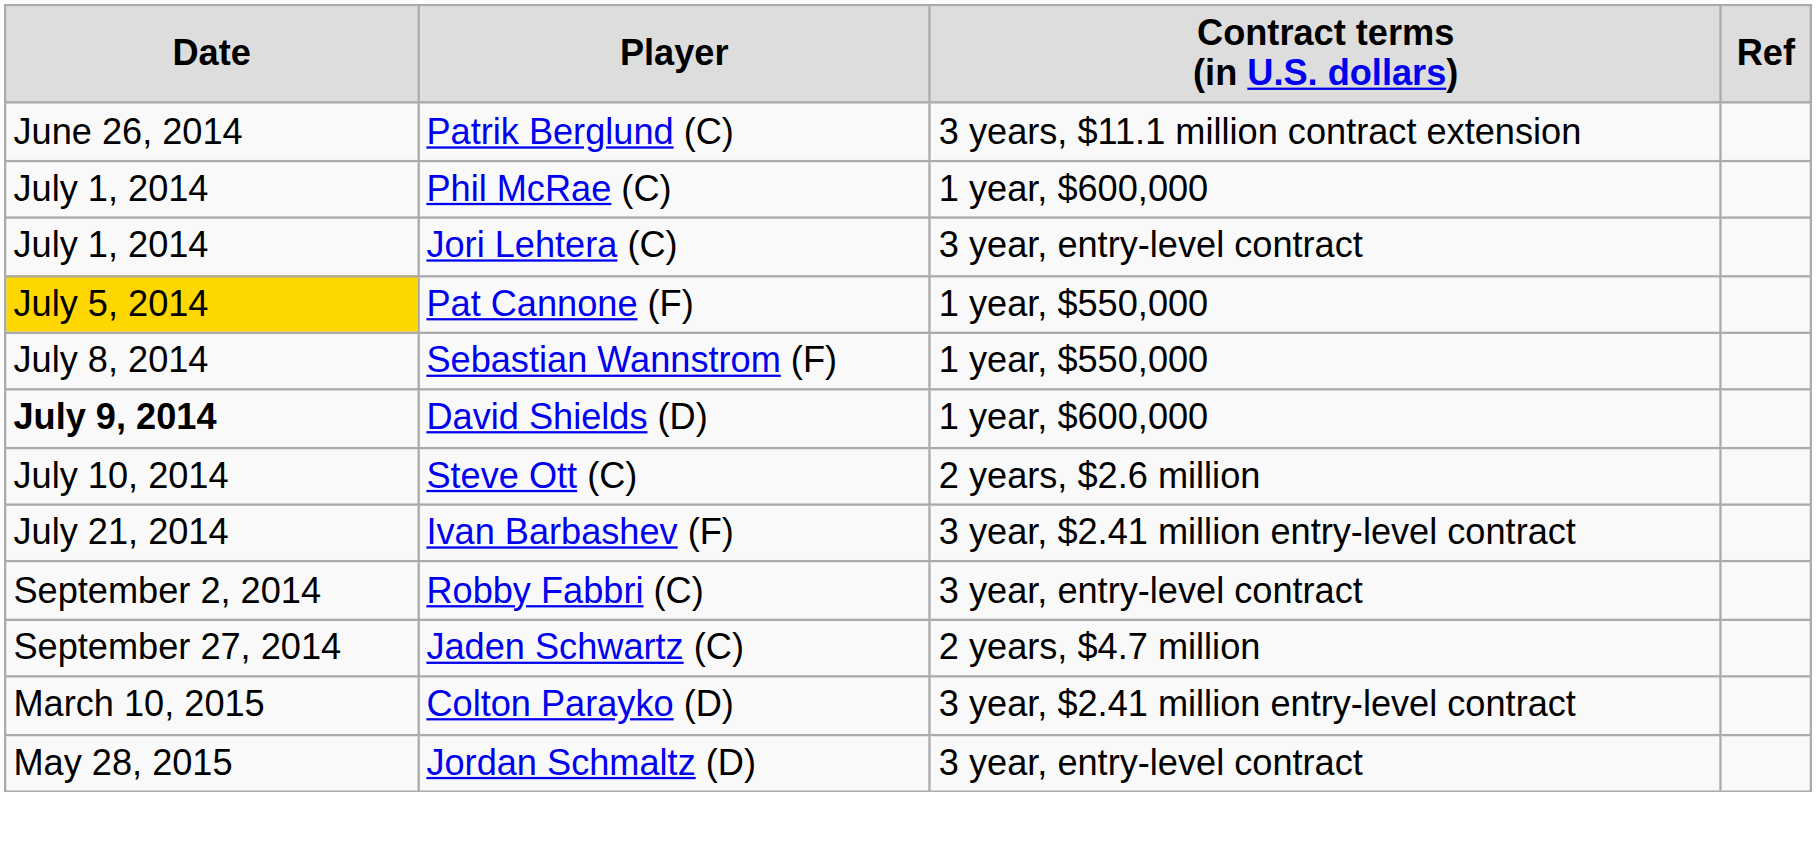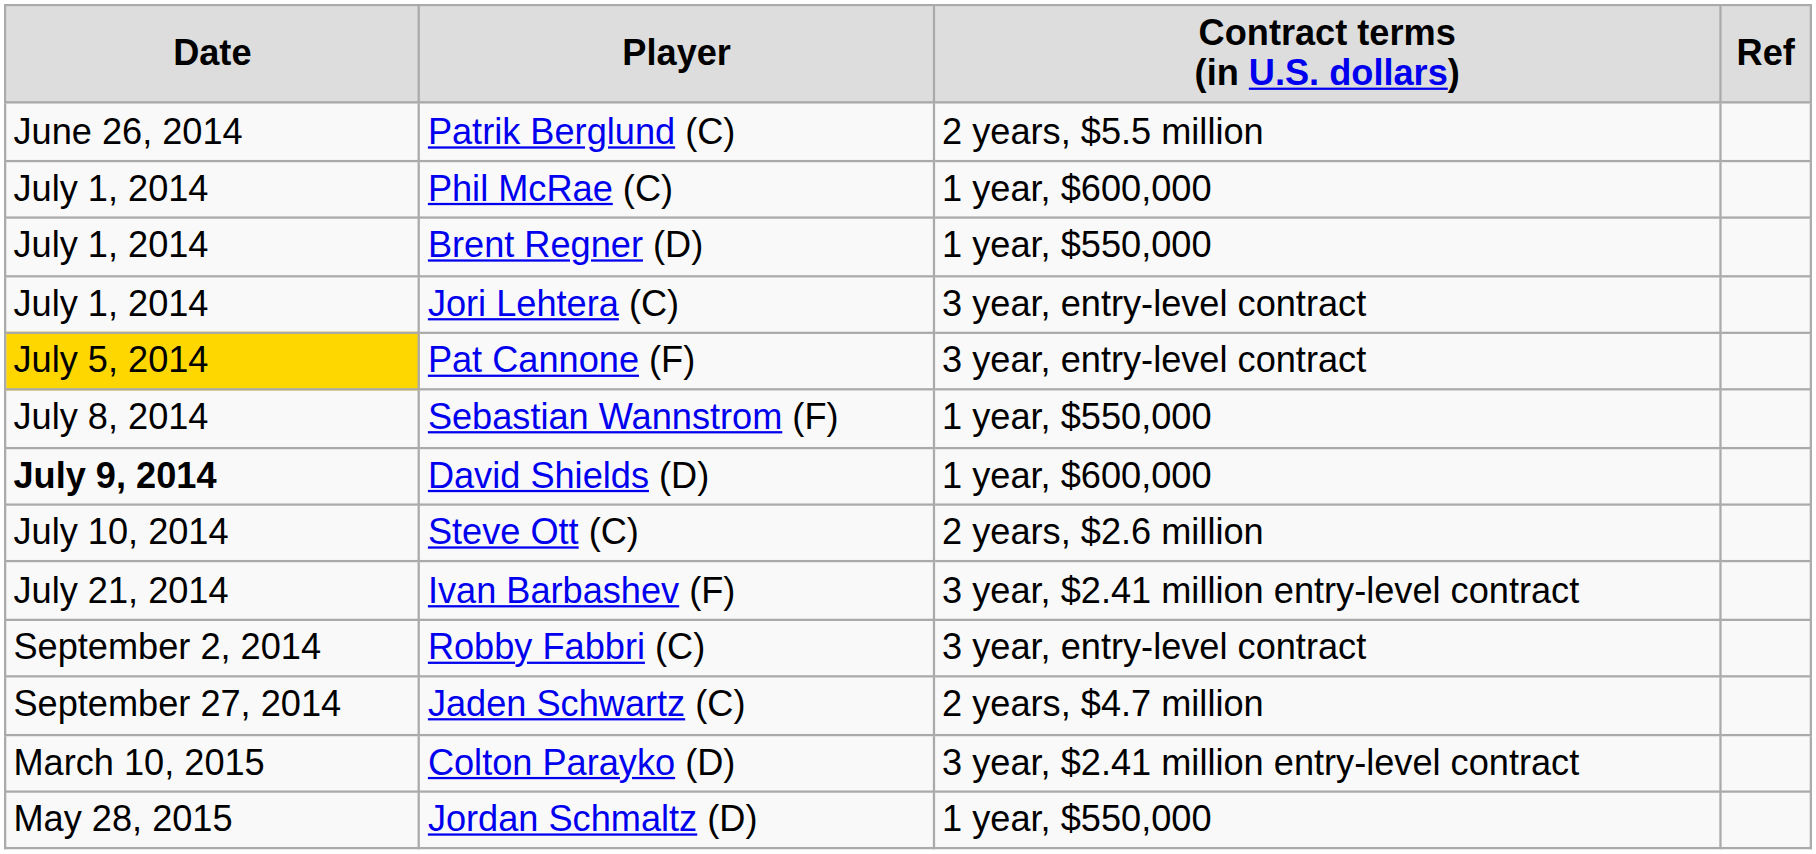(1260, 131) 3 years, $11.1 million contract extension -> (1103, 131) 2 years, $5.5 million
+ row: (566, 245)
(1074, 303) 1 year, $550,000 -> (1154, 360) 3 year, entry-level contract
(1151, 762) 3 year, entry-level contract -> (1077, 819) 1 year, $550,000
